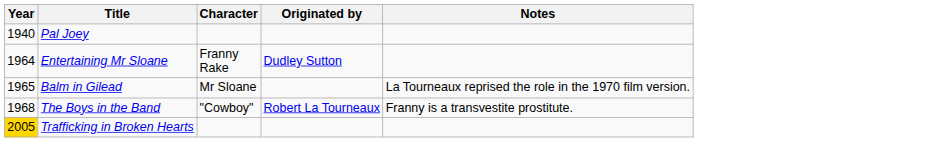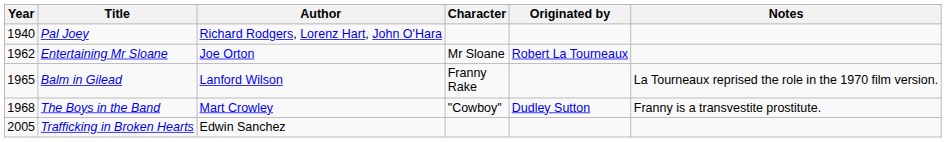+ column: (321, 14)
(21, 61) 1964 -> (21, 53) 1962
(219, 61) Franny Rake -> (476, 53) Mr Sloane
(303, 61) Dudley Sutton -> (570, 53) Robert La Tourneaux
(228, 87) Mr Sloane -> (467, 80) Franny Rake
(322, 107) Robert La Tourneaux -> (551, 107) Dudley Sutton
(21, 127) gold background -> (21, 127) no background
